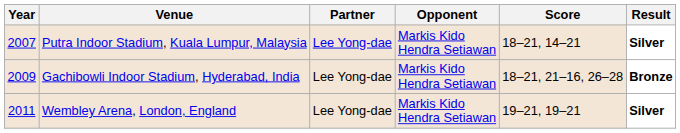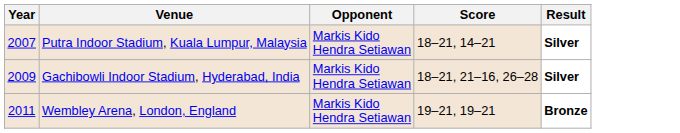- column: (352, 15)
(651, 77) Bronze -> (562, 77) Silver
(647, 111) Silver -> (566, 111) Bronze
